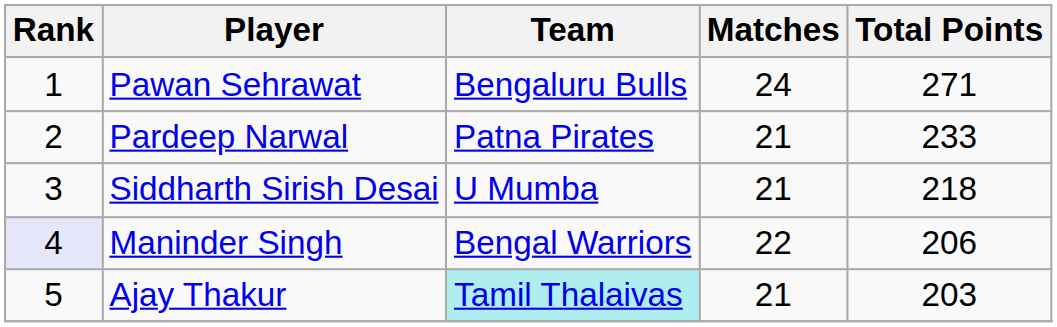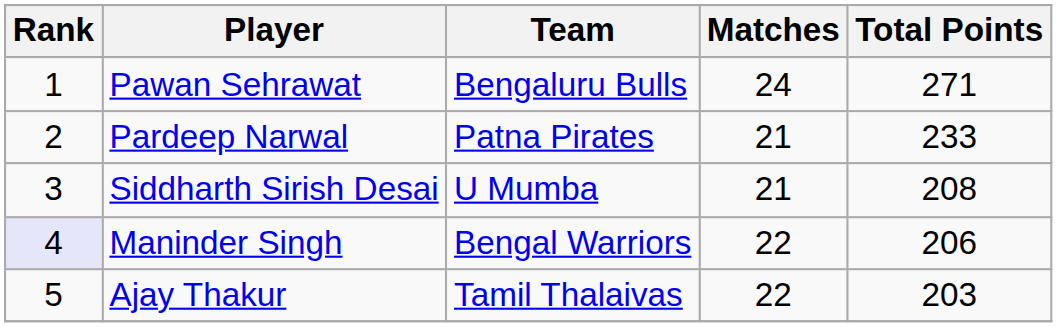(949, 189) 218 -> (949, 189) 208
(568, 294) paleturquoise background -> (568, 294) no background
(773, 294) 21 -> (773, 294) 22
